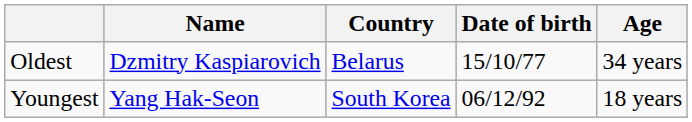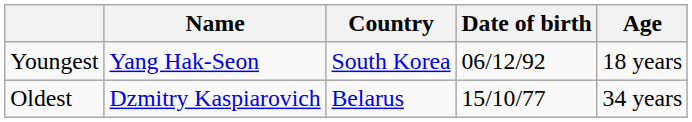rows swapped: (54, 98) <-> (41, 60)
